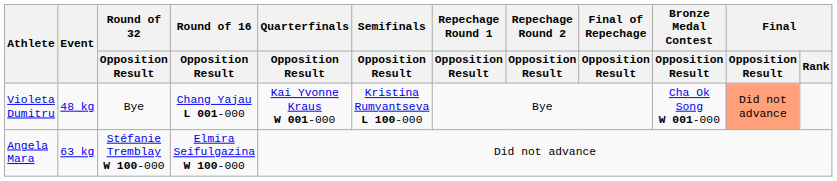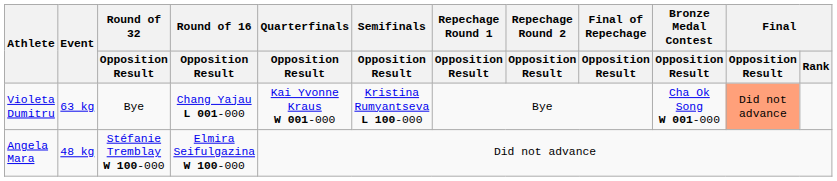(77, 106) 48 kg -> (77, 106) 63 kg
(77, 152) 63 kg -> (77, 152) 48 kg
